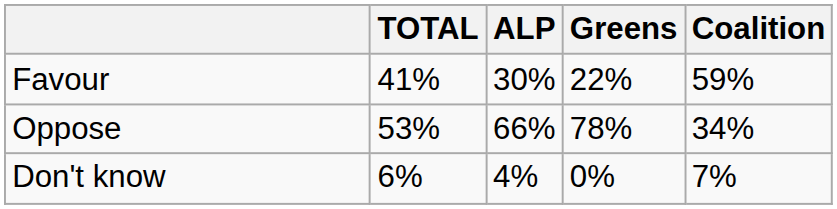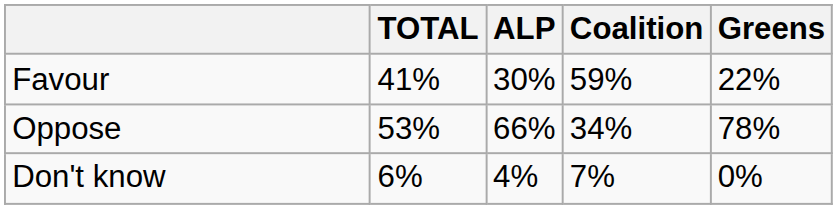columns swapped: (758, 29) <-> (624, 29)
